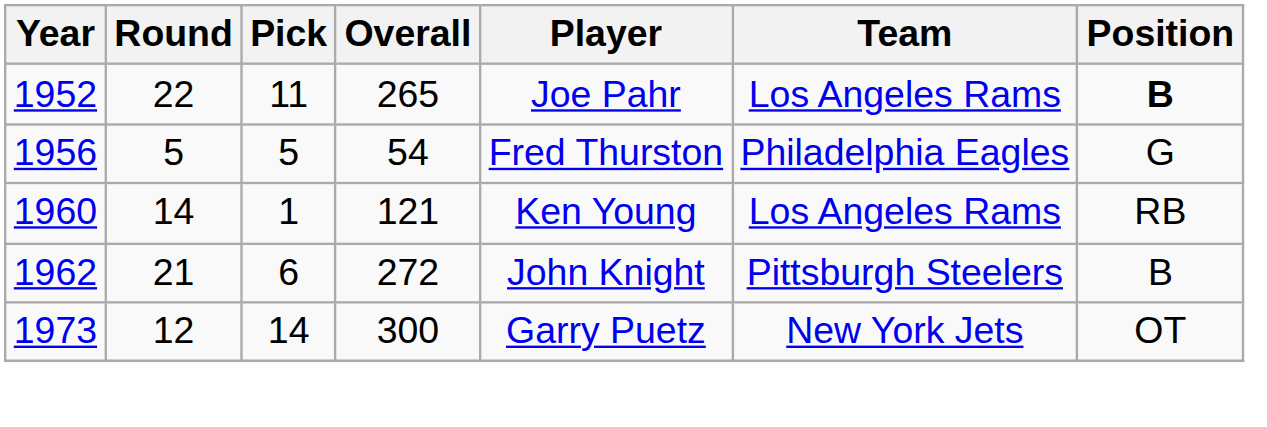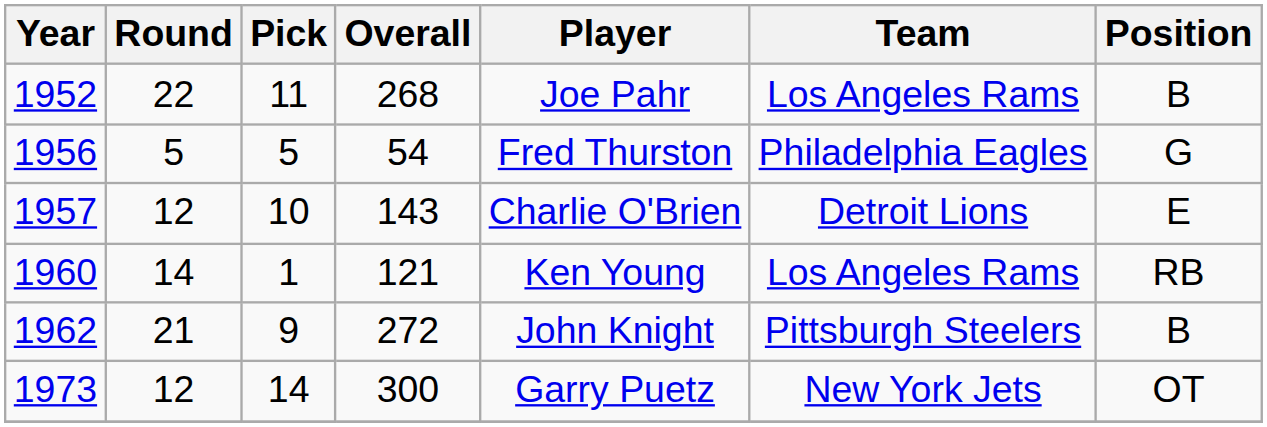(408, 93) 265 -> (408, 93) 268
(1160, 93) bold -> (1179, 93) normal
+ row: (55, 212)
(289, 271) 6 -> (289, 331) 9
